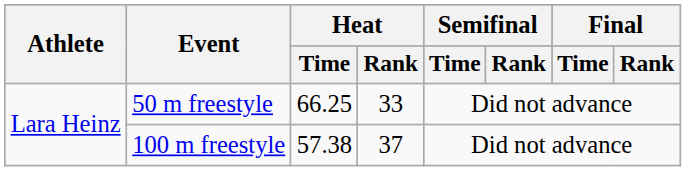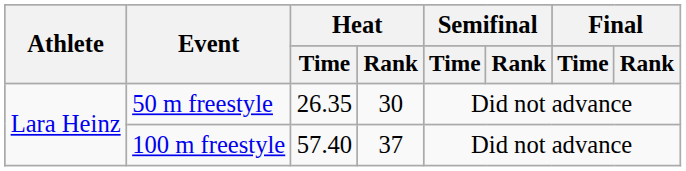(324, 104) 66.25 -> (324, 104) 26.35
(391, 104) 33 -> (391, 104) 30
(324, 144) 57.38 -> (324, 144) 57.40
